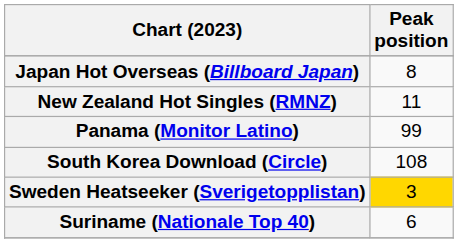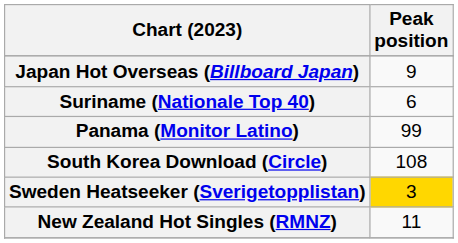(411, 71) 8 -> (411, 71) 9
rows swapped: (187, 101) <-> (187, 222)
